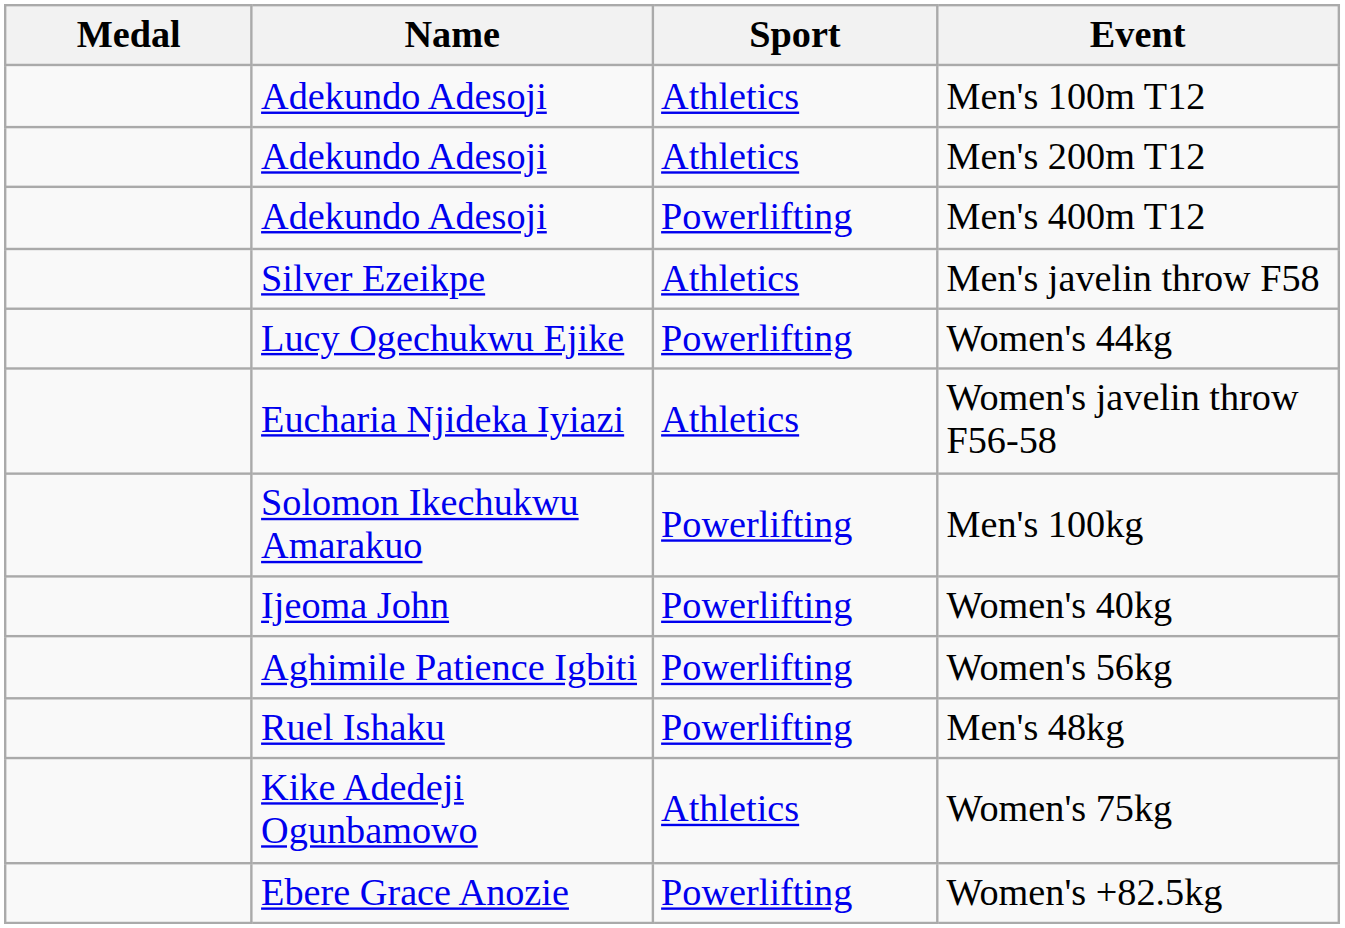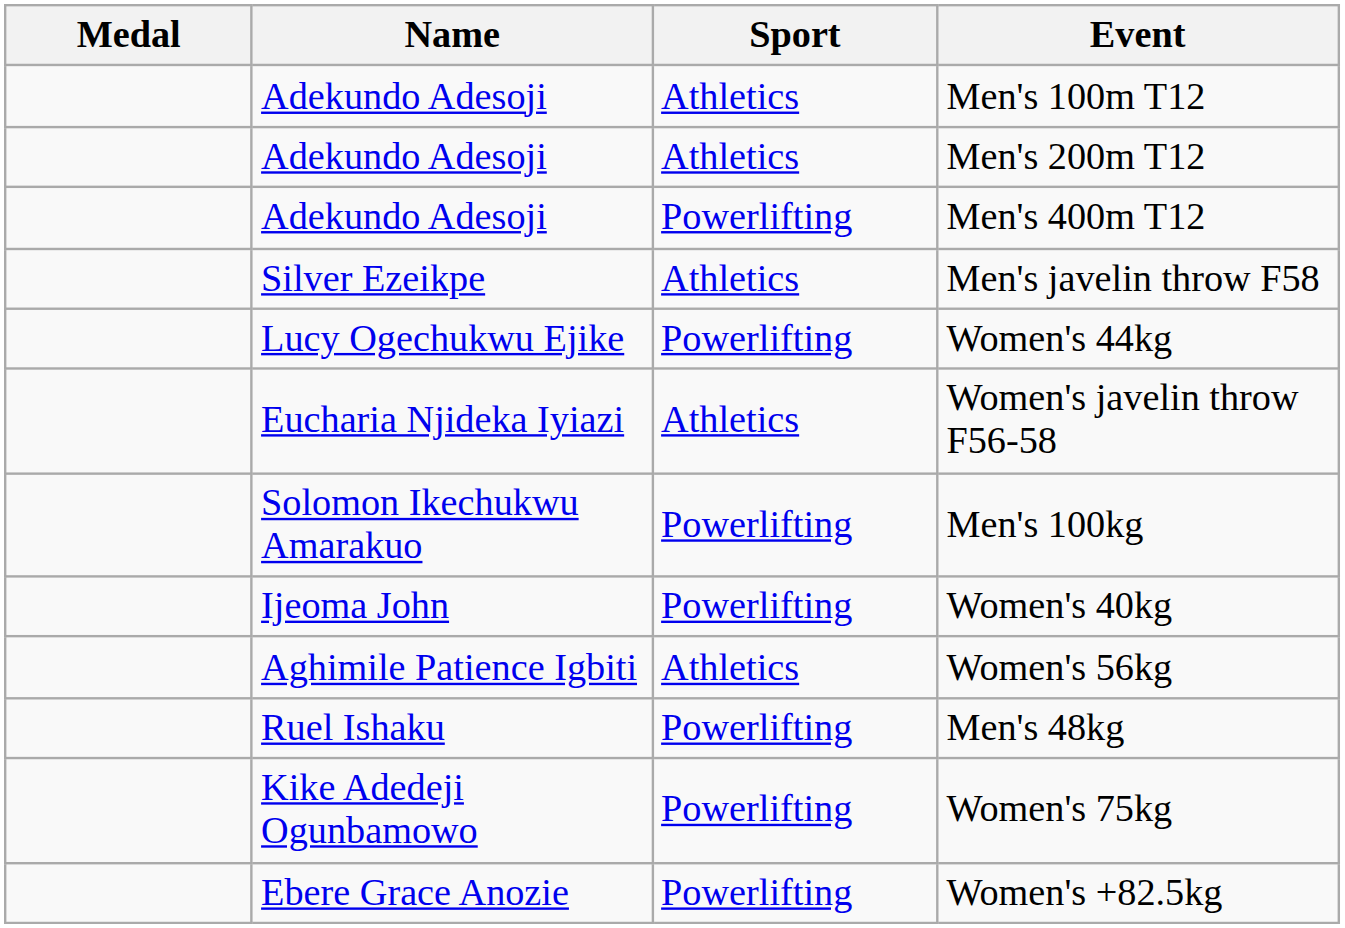(757, 666) Powerlifting -> (730, 666) Athletics
(730, 809) Athletics -> (757, 809) Powerlifting
